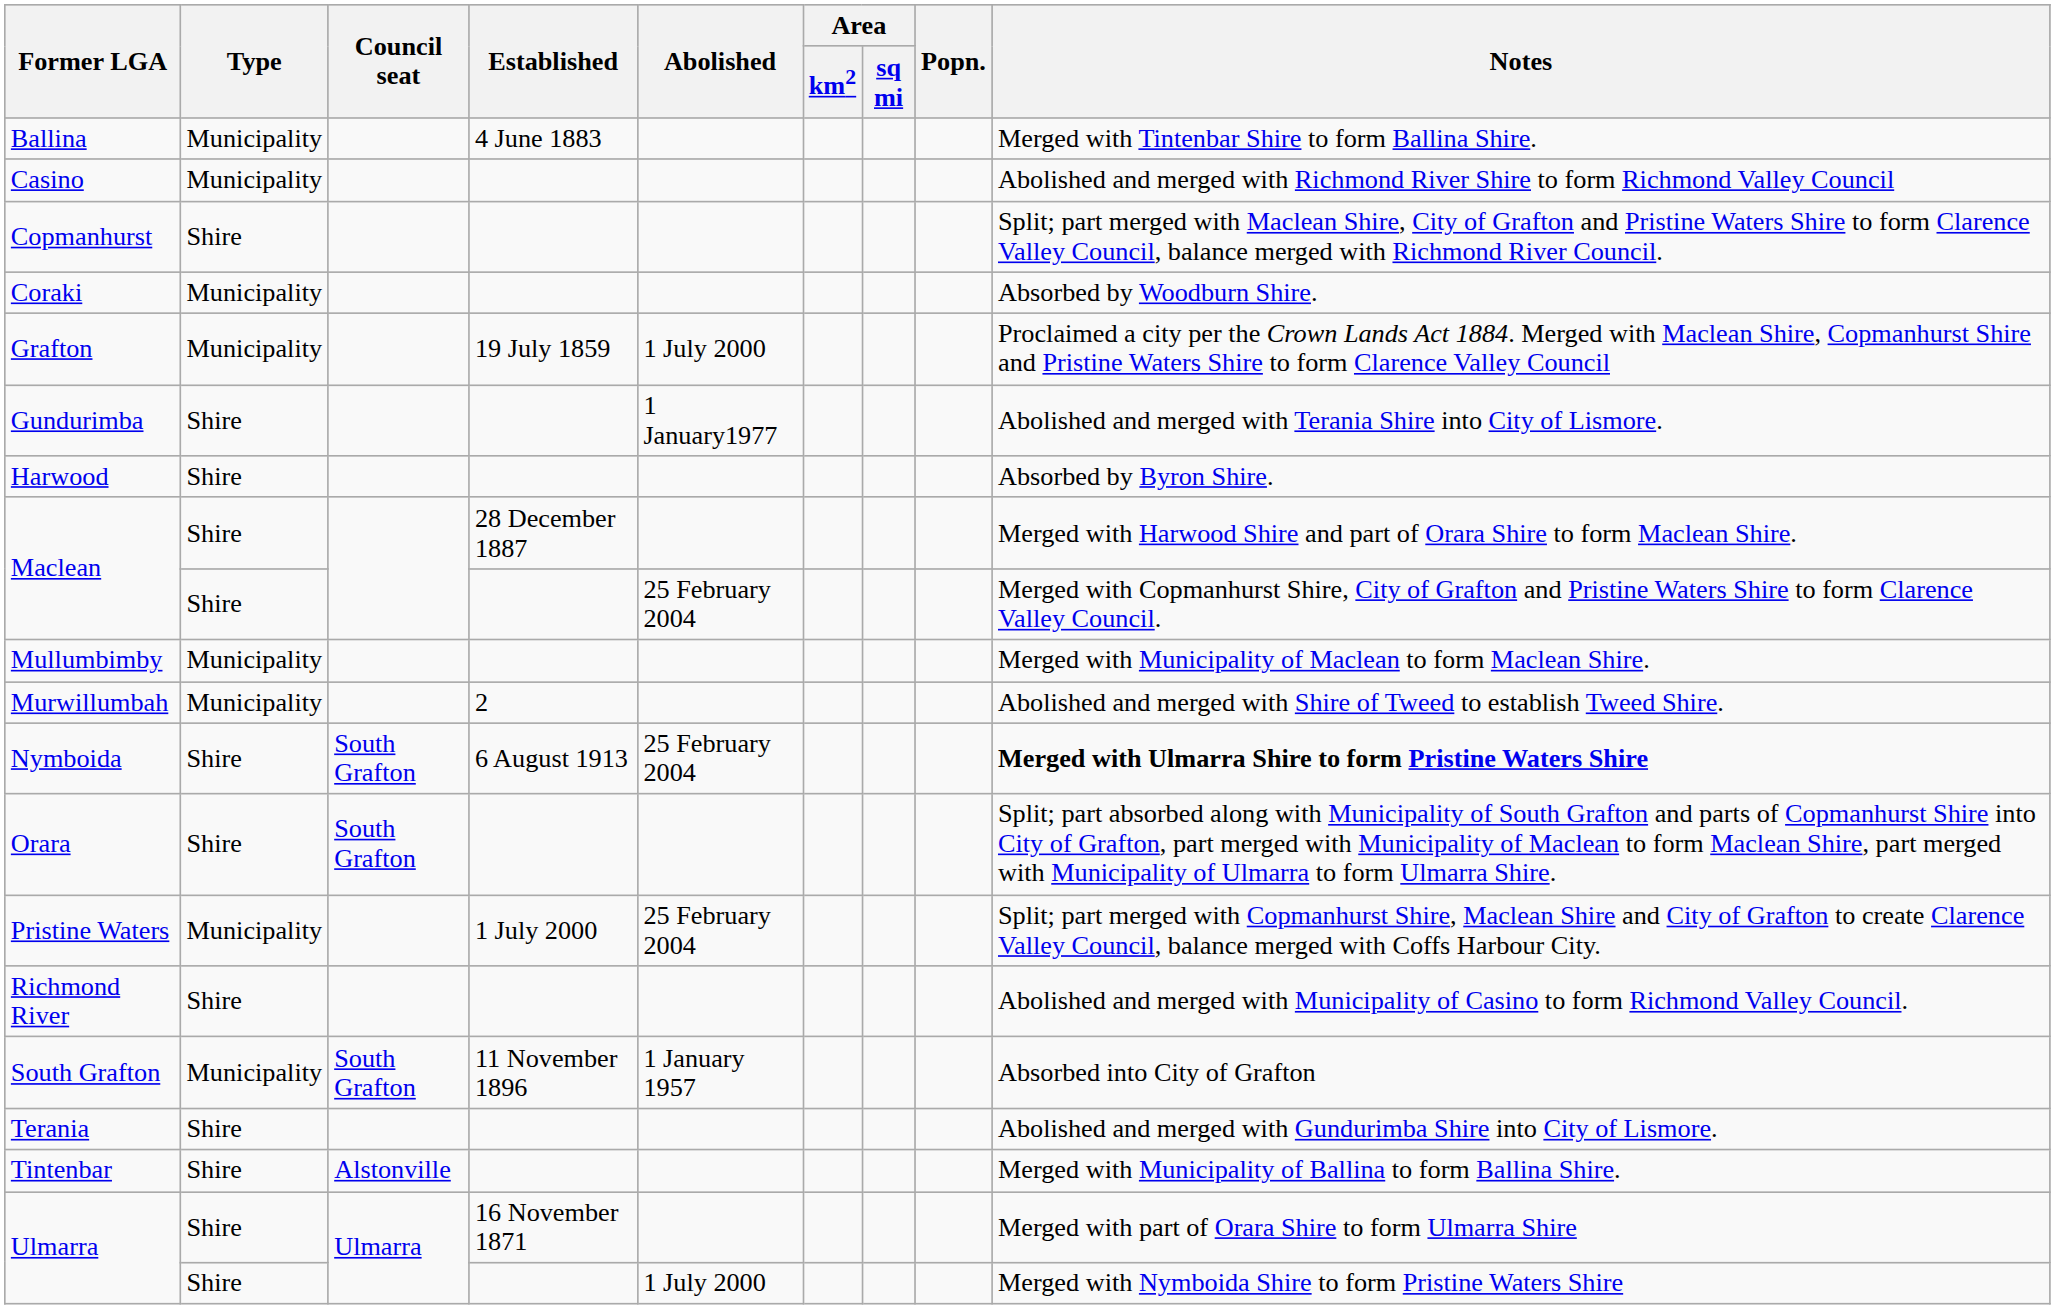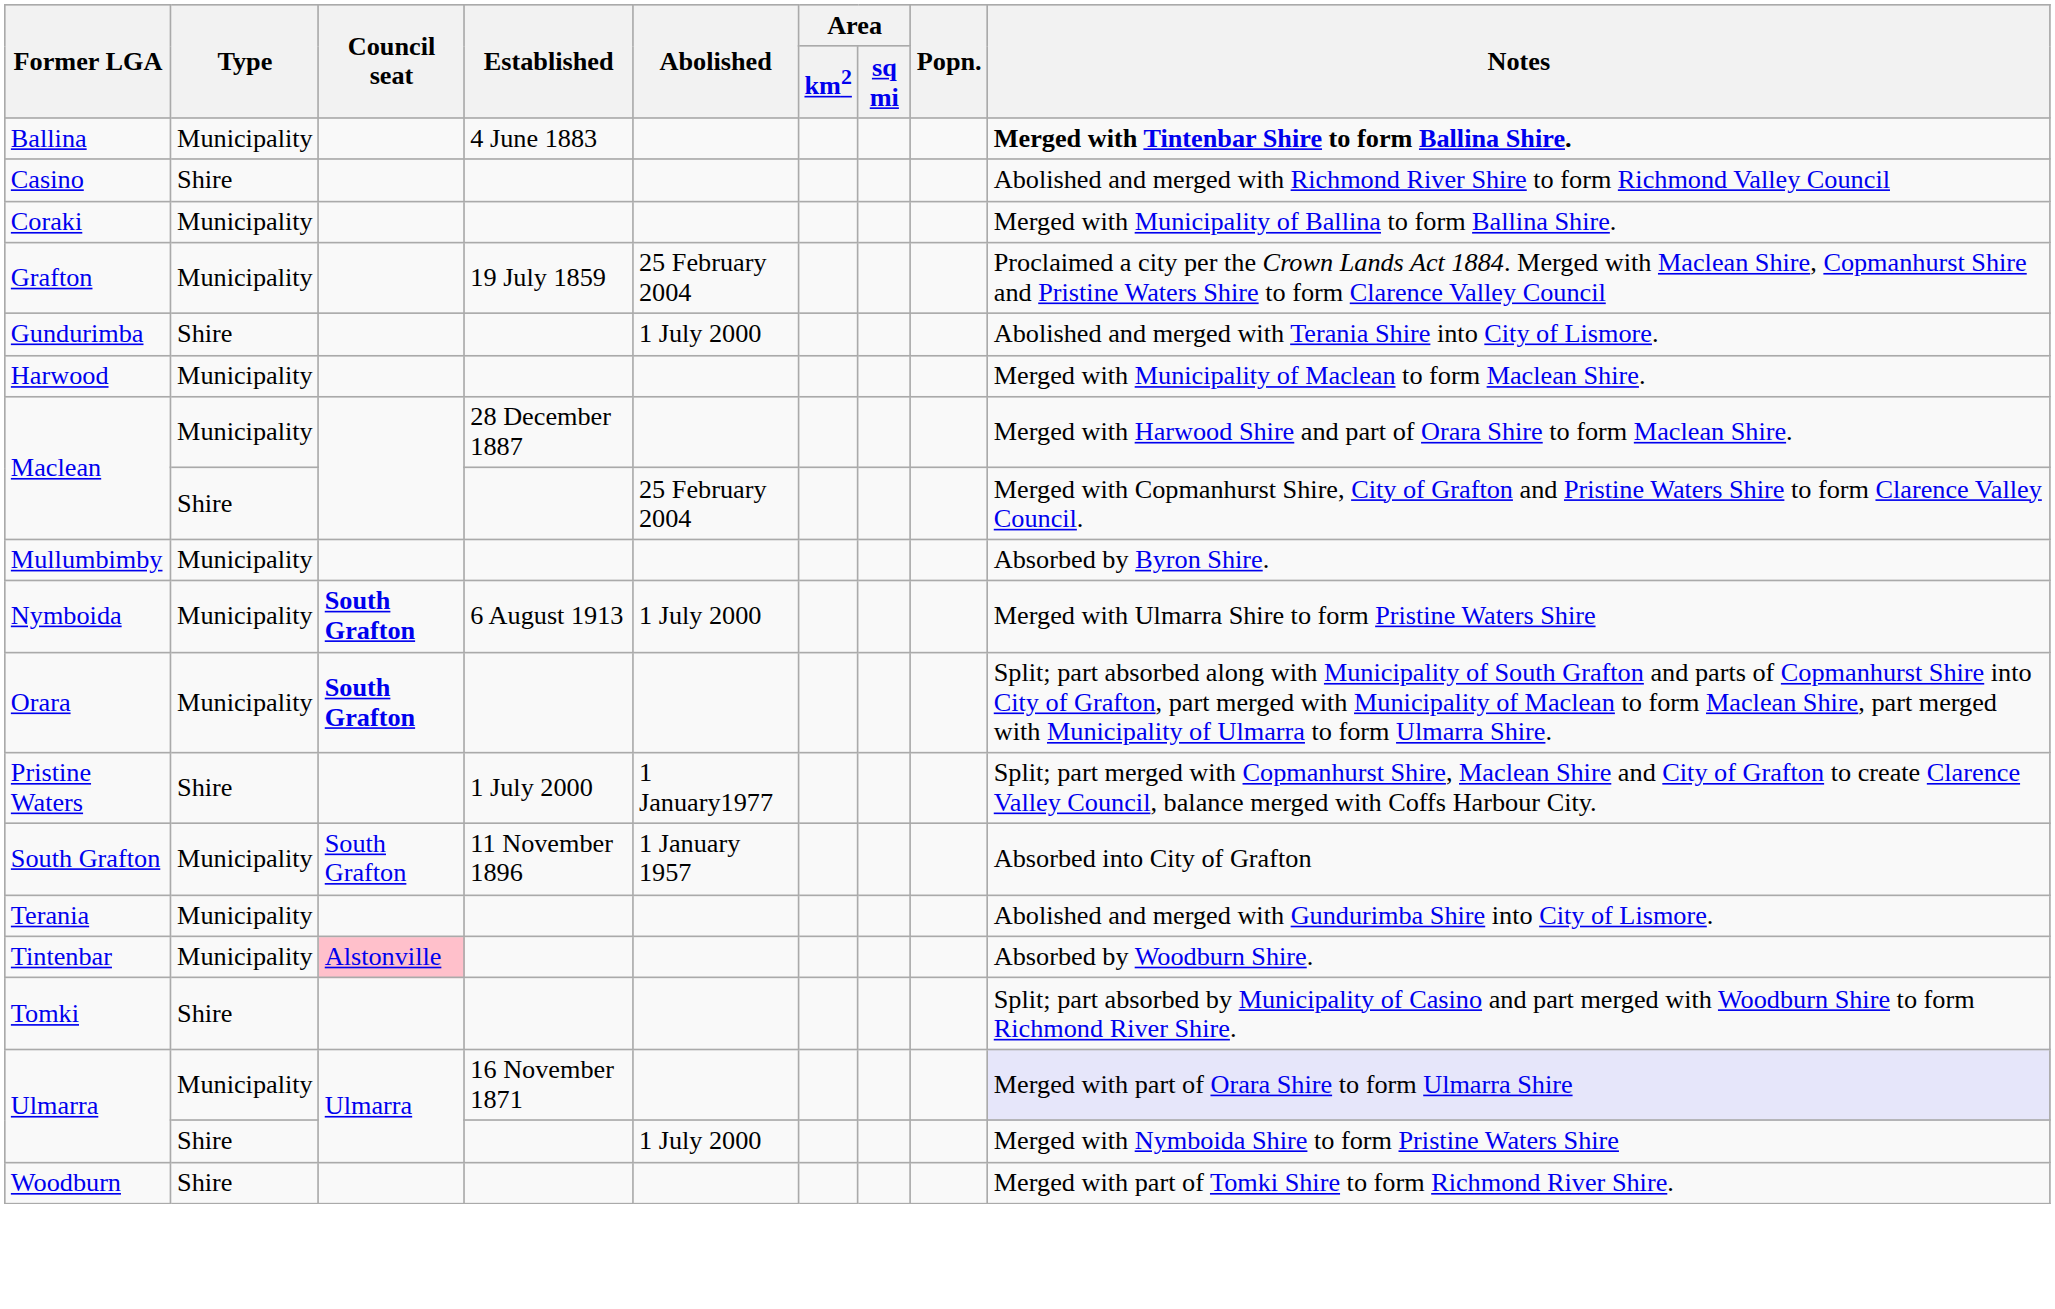(1267, 138) normal -> (1283, 138) bold
(254, 179) Municipality -> (205, 179) Shire
- row: (82, 236)
(1158, 292) Absorbed by Woodburn Shire. -> (1305, 221) Merged with Municipality of Ballina to form Ballina Shire.
(705, 348) 1 July 2000 -> (703, 277) 25 February 2004
(710, 419) 1 January1977 -> (700, 334) 1 July 2000
(214, 476) Shire -> (245, 375) Municipality
(1136, 476) Absorbed by Byron Shire. -> (1320, 375) Merged with Municipality of Maclean to form Maclean Shire.
(214, 532) Shire -> (245, 432) Municipality
(1324, 660) Merged with Municipality of Maclean to form Maclean Shire. -> (1132, 559) Absorbed by Byron Shire.
- row: (90, 701)
(214, 758) Shire -> (245, 615) Municipality
(375, 758) normal -> (370, 615) bold
(707, 758) 25 February 2004 -> (700, 615) 1 July 2000
(1323, 758) bold -> (1295, 615) normal
(214, 844) Shire -> (245, 701) Municipality
(375, 844) normal -> (370, 701) bold
(254, 929) Municipality -> (205, 787) Shire
(707, 929) 25 February 2004 -> (706, 787) 1 January1977
- row: (66, 1001)
(214, 1128) Shire -> (245, 915) Municipality
(214, 1170) Shire -> (245, 956) Municipality
(392, 1170) no background -> (383, 956) pink background
(1309, 1170) Merged with Municipality of Ballina to form Ballina Shire. -> (1154, 956) Absorbed by Woodburn Shire.
+ row: (45, 1013)
(214, 1226) Shire -> (245, 1084) Municipality
(1287, 1226) no background -> (1283, 1084) lavender background
+ row: (66, 1182)
